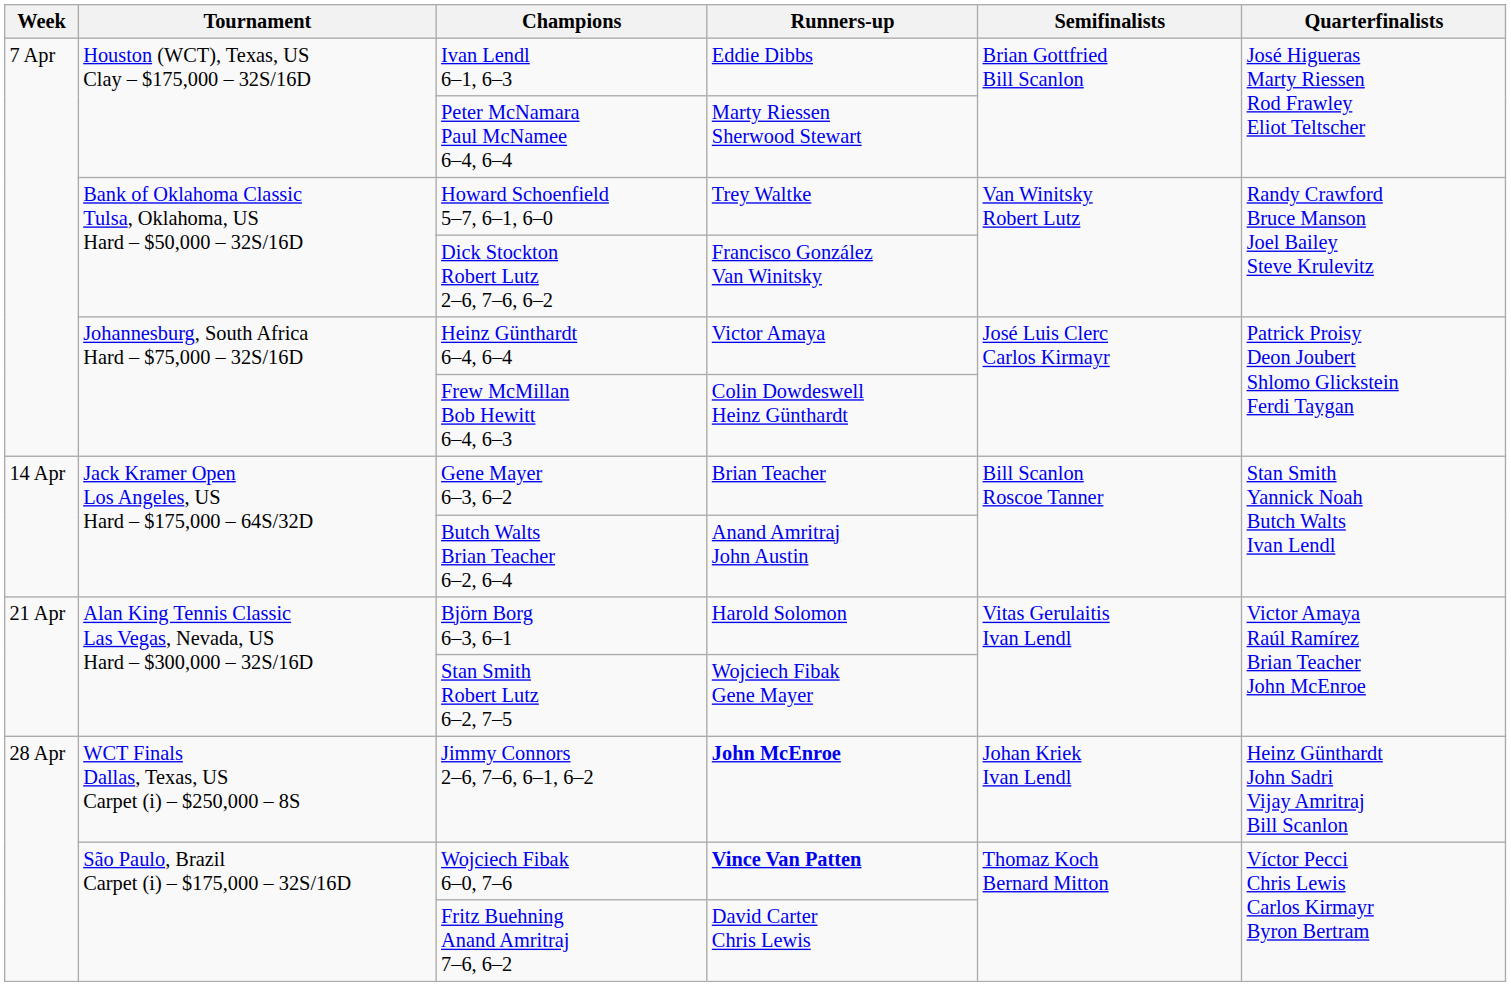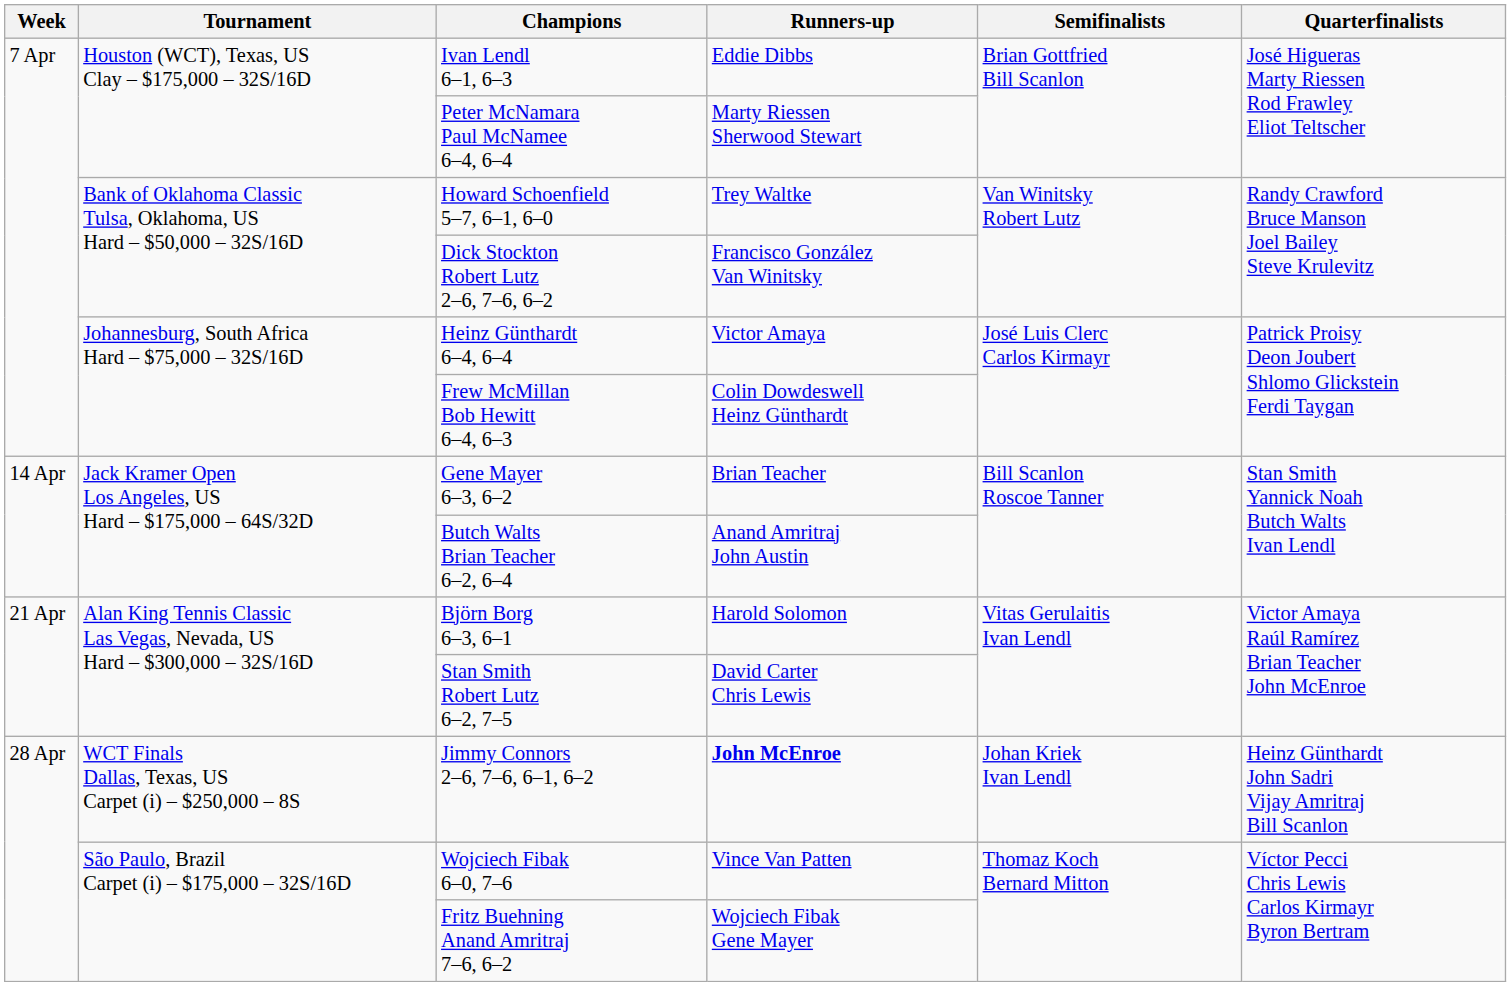(776, 682) Wojciech Fibak Gene Mayer -> (765, 682) David Carter Chris Lewis
(787, 858) bold -> (782, 858) normal
(765, 928) David Carter Chris Lewis -> (776, 928) Wojciech Fibak Gene Mayer
